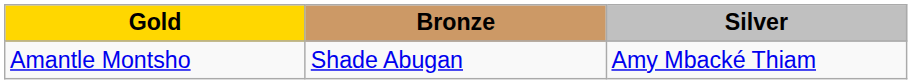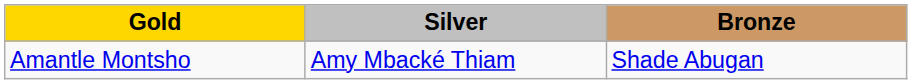columns swapped: (756, 22) <-> (456, 22)
